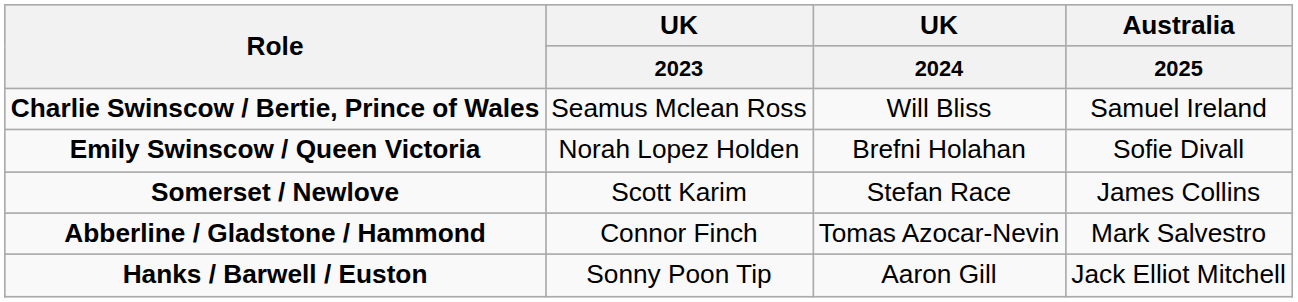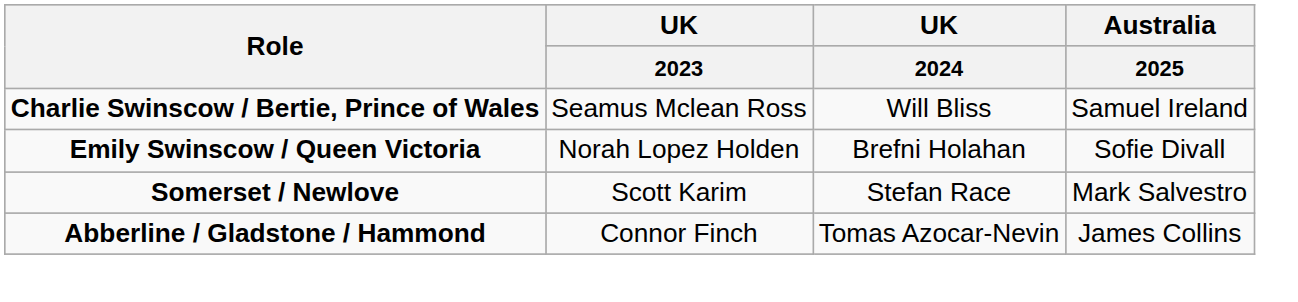(1179, 191) James Collins -> (1160, 191) Mark Salvestro
(1179, 233) Mark Salvestro -> (1160, 233) James Collins
- row: (275, 274)
